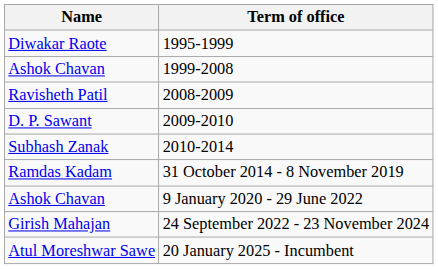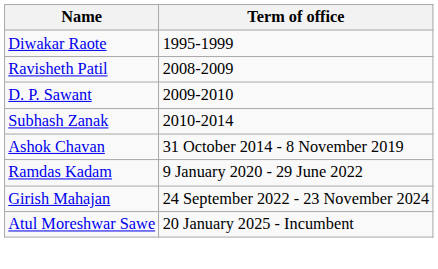- row: (198, 69)
(60, 172) Ramdas Kadam -> (57, 146) Ashok Chavan
(57, 198) Ashok Chavan -> (60, 172) Ramdas Kadam
